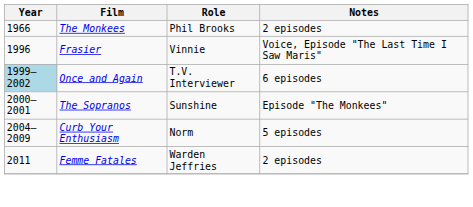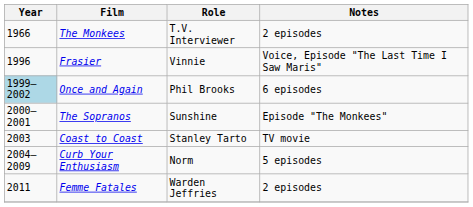(202, 29) Phil Brooks -> (202, 34) T.V. Interviewer
(202, 78) T.V. Interviewer -> (202, 89) Phil Brooks
+ row: (101, 139)
